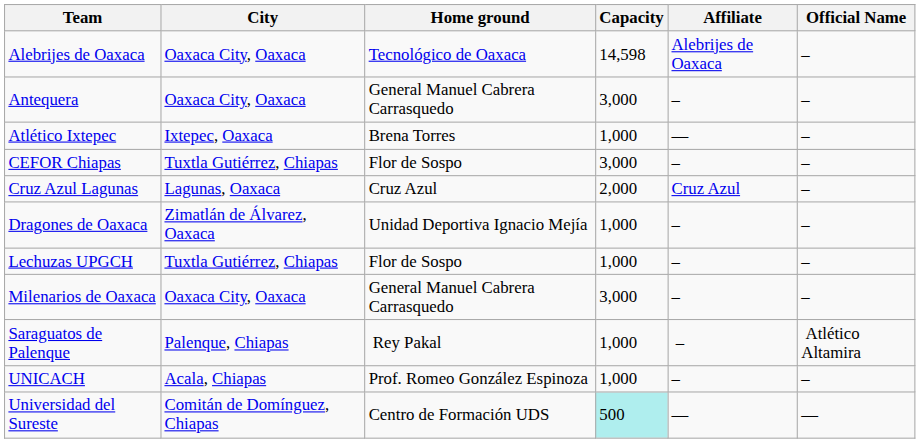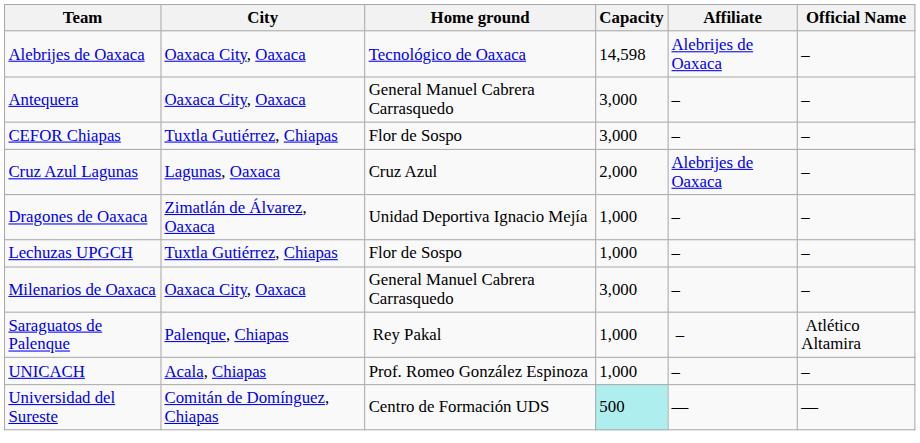- row: (62, 135)
(706, 188) Cruz Azul -> (712, 171) Alebrijes de Oaxaca
